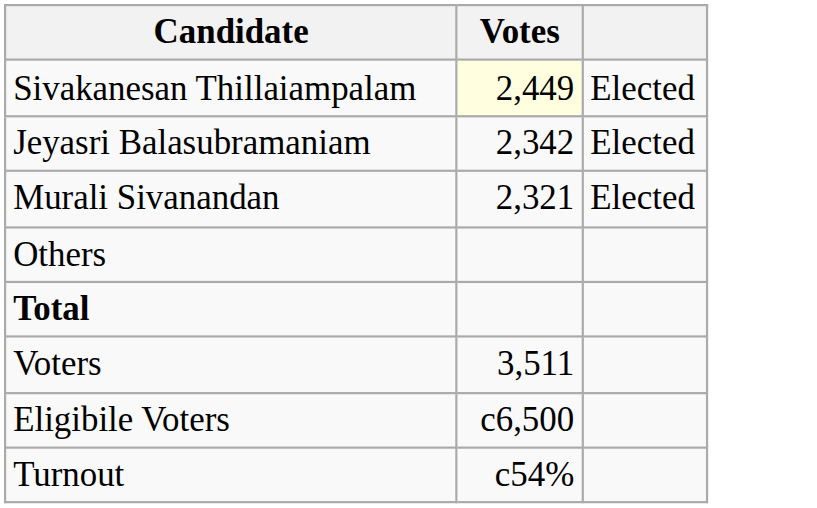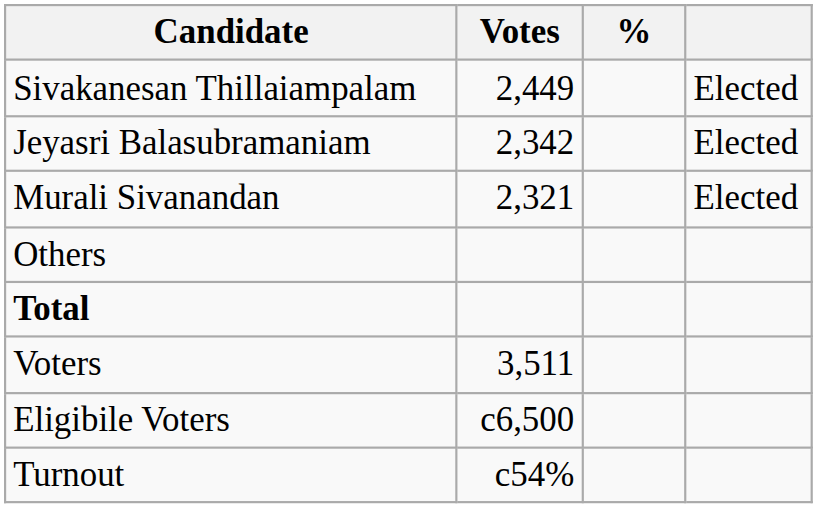+ column: (634, 32)
(535, 87) lightyellow background -> (535, 87) no background
